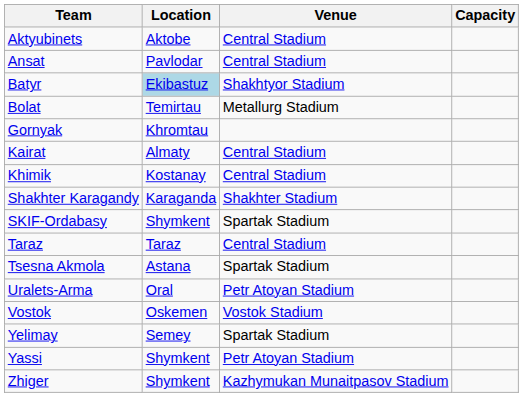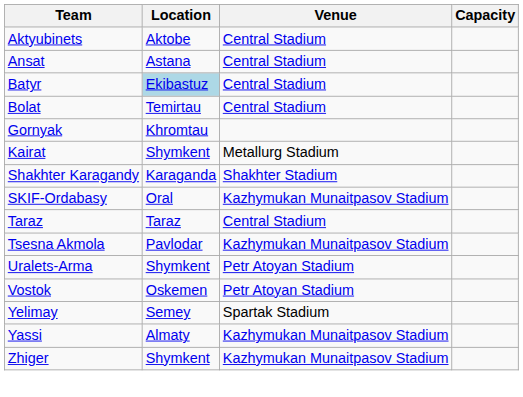(174, 61) Pavlodar -> (168, 61) Astana
(284, 84) Shakhtyor Stadium -> (274, 84) Central Stadium
(281, 107) Metallurg Stadium -> (274, 107) Central Stadium
(168, 152) Almaty -> (178, 152) Shymkent
(274, 152) Central Stadium -> (281, 152) Metallurg Stadium
- row: (29, 175)
(178, 221) Shymkent -> (159, 198) Oral
(276, 221) Spartak Stadium -> (336, 198) Kazhymukan Munaitpasov Stadium
(168, 267) Astana -> (174, 244) Pavlodar
(276, 267) Spartak Stadium -> (336, 244) Kazhymukan Munaitpasov Stadium
(159, 289) Oral -> (178, 267) Shymkent
(273, 312) Vostok Stadium -> (288, 289) Petr Atoyan Stadium
(178, 358) Shymkent -> (168, 335) Almaty
(288, 358) Petr Atoyan Stadium -> (336, 335) Kazhymukan Munaitpasov Stadium
